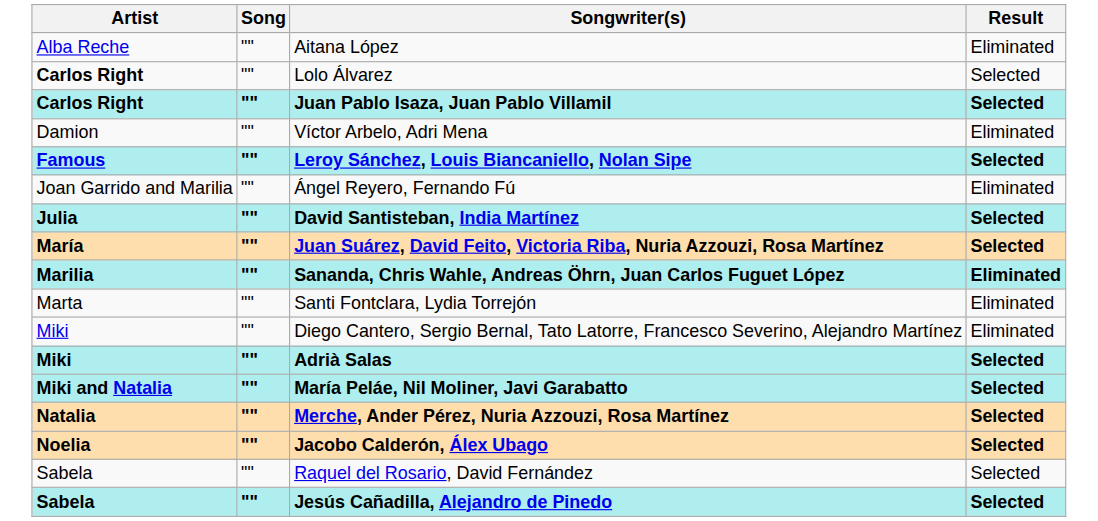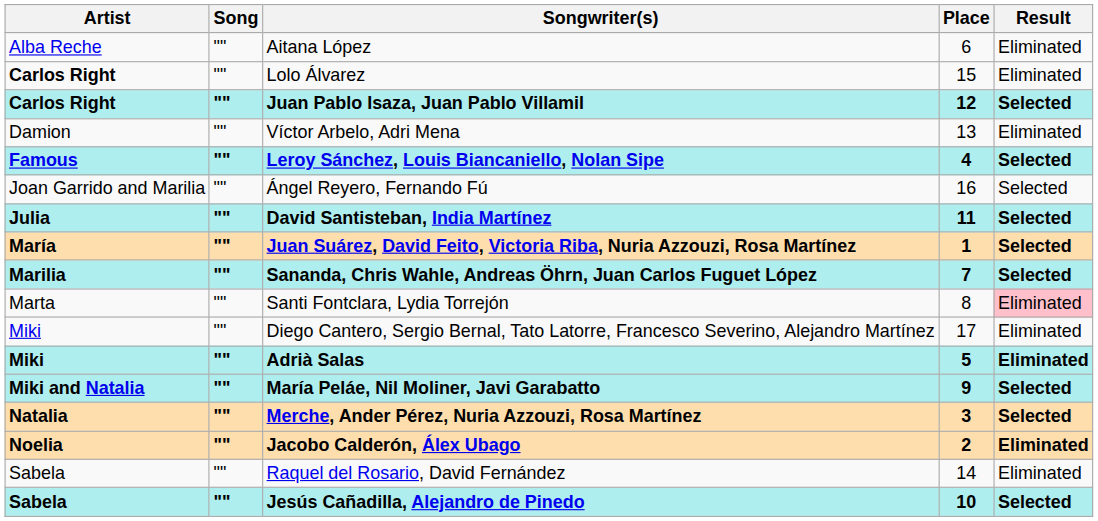+ column: (966, 18)
(1005, 75) Selected -> (1040, 75) Eliminated
(1012, 189) Eliminated -> (1033, 189) Selected
(1016, 274) Eliminated -> (1035, 274) Selected
(1012, 302) no background -> (1040, 302) pink background
(1007, 359) Selected -> (1043, 359) Eliminated
(1007, 445) Selected -> (1043, 445) Eliminated
(1005, 473) Selected -> (1040, 473) Eliminated
